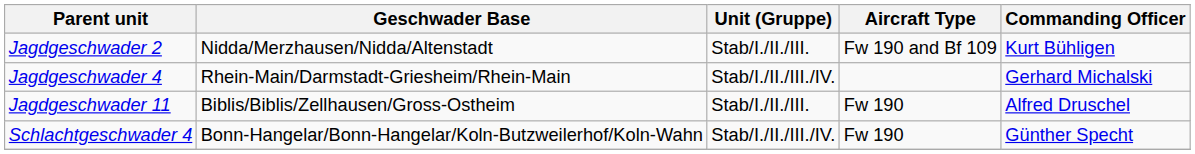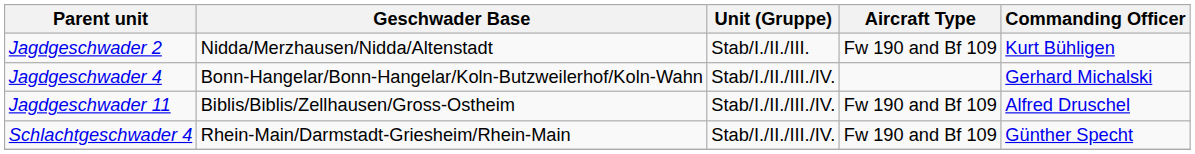(386, 76) Rhein-Main/Darmstadt-Griesheim/Rhein-Main -> (452, 76) Bonn-Hangelar/Bonn-Hangelar/Koln-Butzweilerhof/Koln-Wahn
(761, 105) Stab/I./II./III. -> (773, 105) Stab/I./II./III./IV.
(874, 105) Fw 190 -> (920, 105) Fw 190 and Bf 109
(452, 134) Bonn-Hangelar/Bonn-Hangelar/Koln-Butzweilerhof/Koln-Wahn -> (386, 134) Rhein-Main/Darmstadt-Griesheim/Rhein-Main
(874, 134) Fw 190 -> (920, 134) Fw 190 and Bf 109
